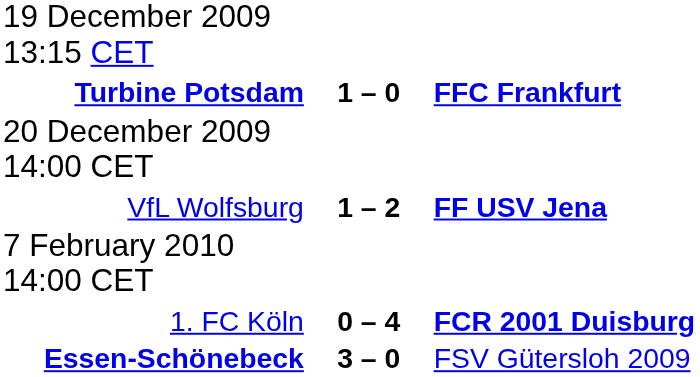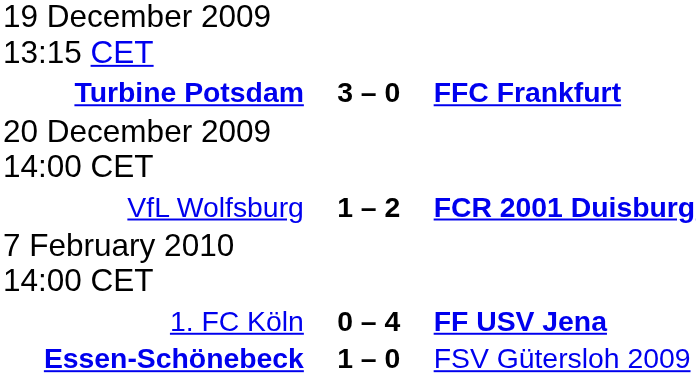(369, 92) 1 – 0 -> (369, 92) 3 – 0
(520, 207) FF USV Jena -> (564, 207) FCR 2001 Duisburg
(564, 321) FCR 2001 Duisburg -> (520, 321) FF USV Jena
(369, 358) 3 – 0 -> (369, 358) 1 – 0
